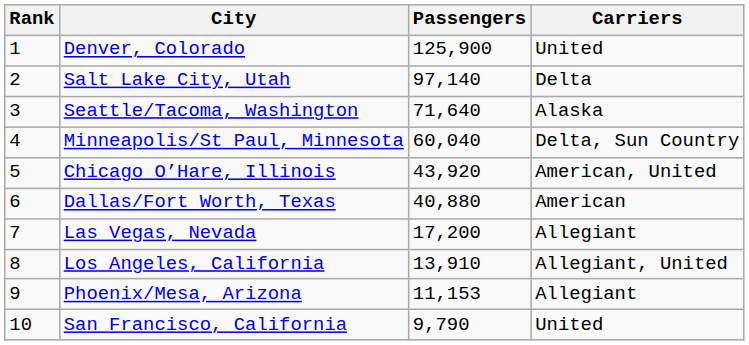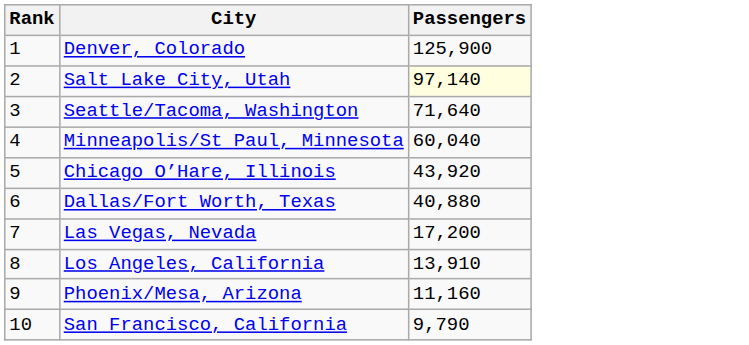- column: (637, 20)
(447, 81) no background -> (447, 81) lightyellow background
(447, 295) 11,153 -> (447, 295) 11,160
